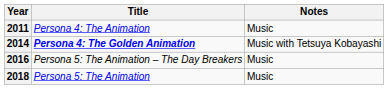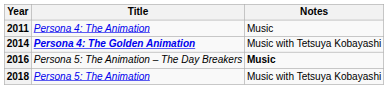(260, 60) normal -> (261, 60) bold
(260, 76) Music -> (314, 76) Music with Tetsuya Kobayashi
